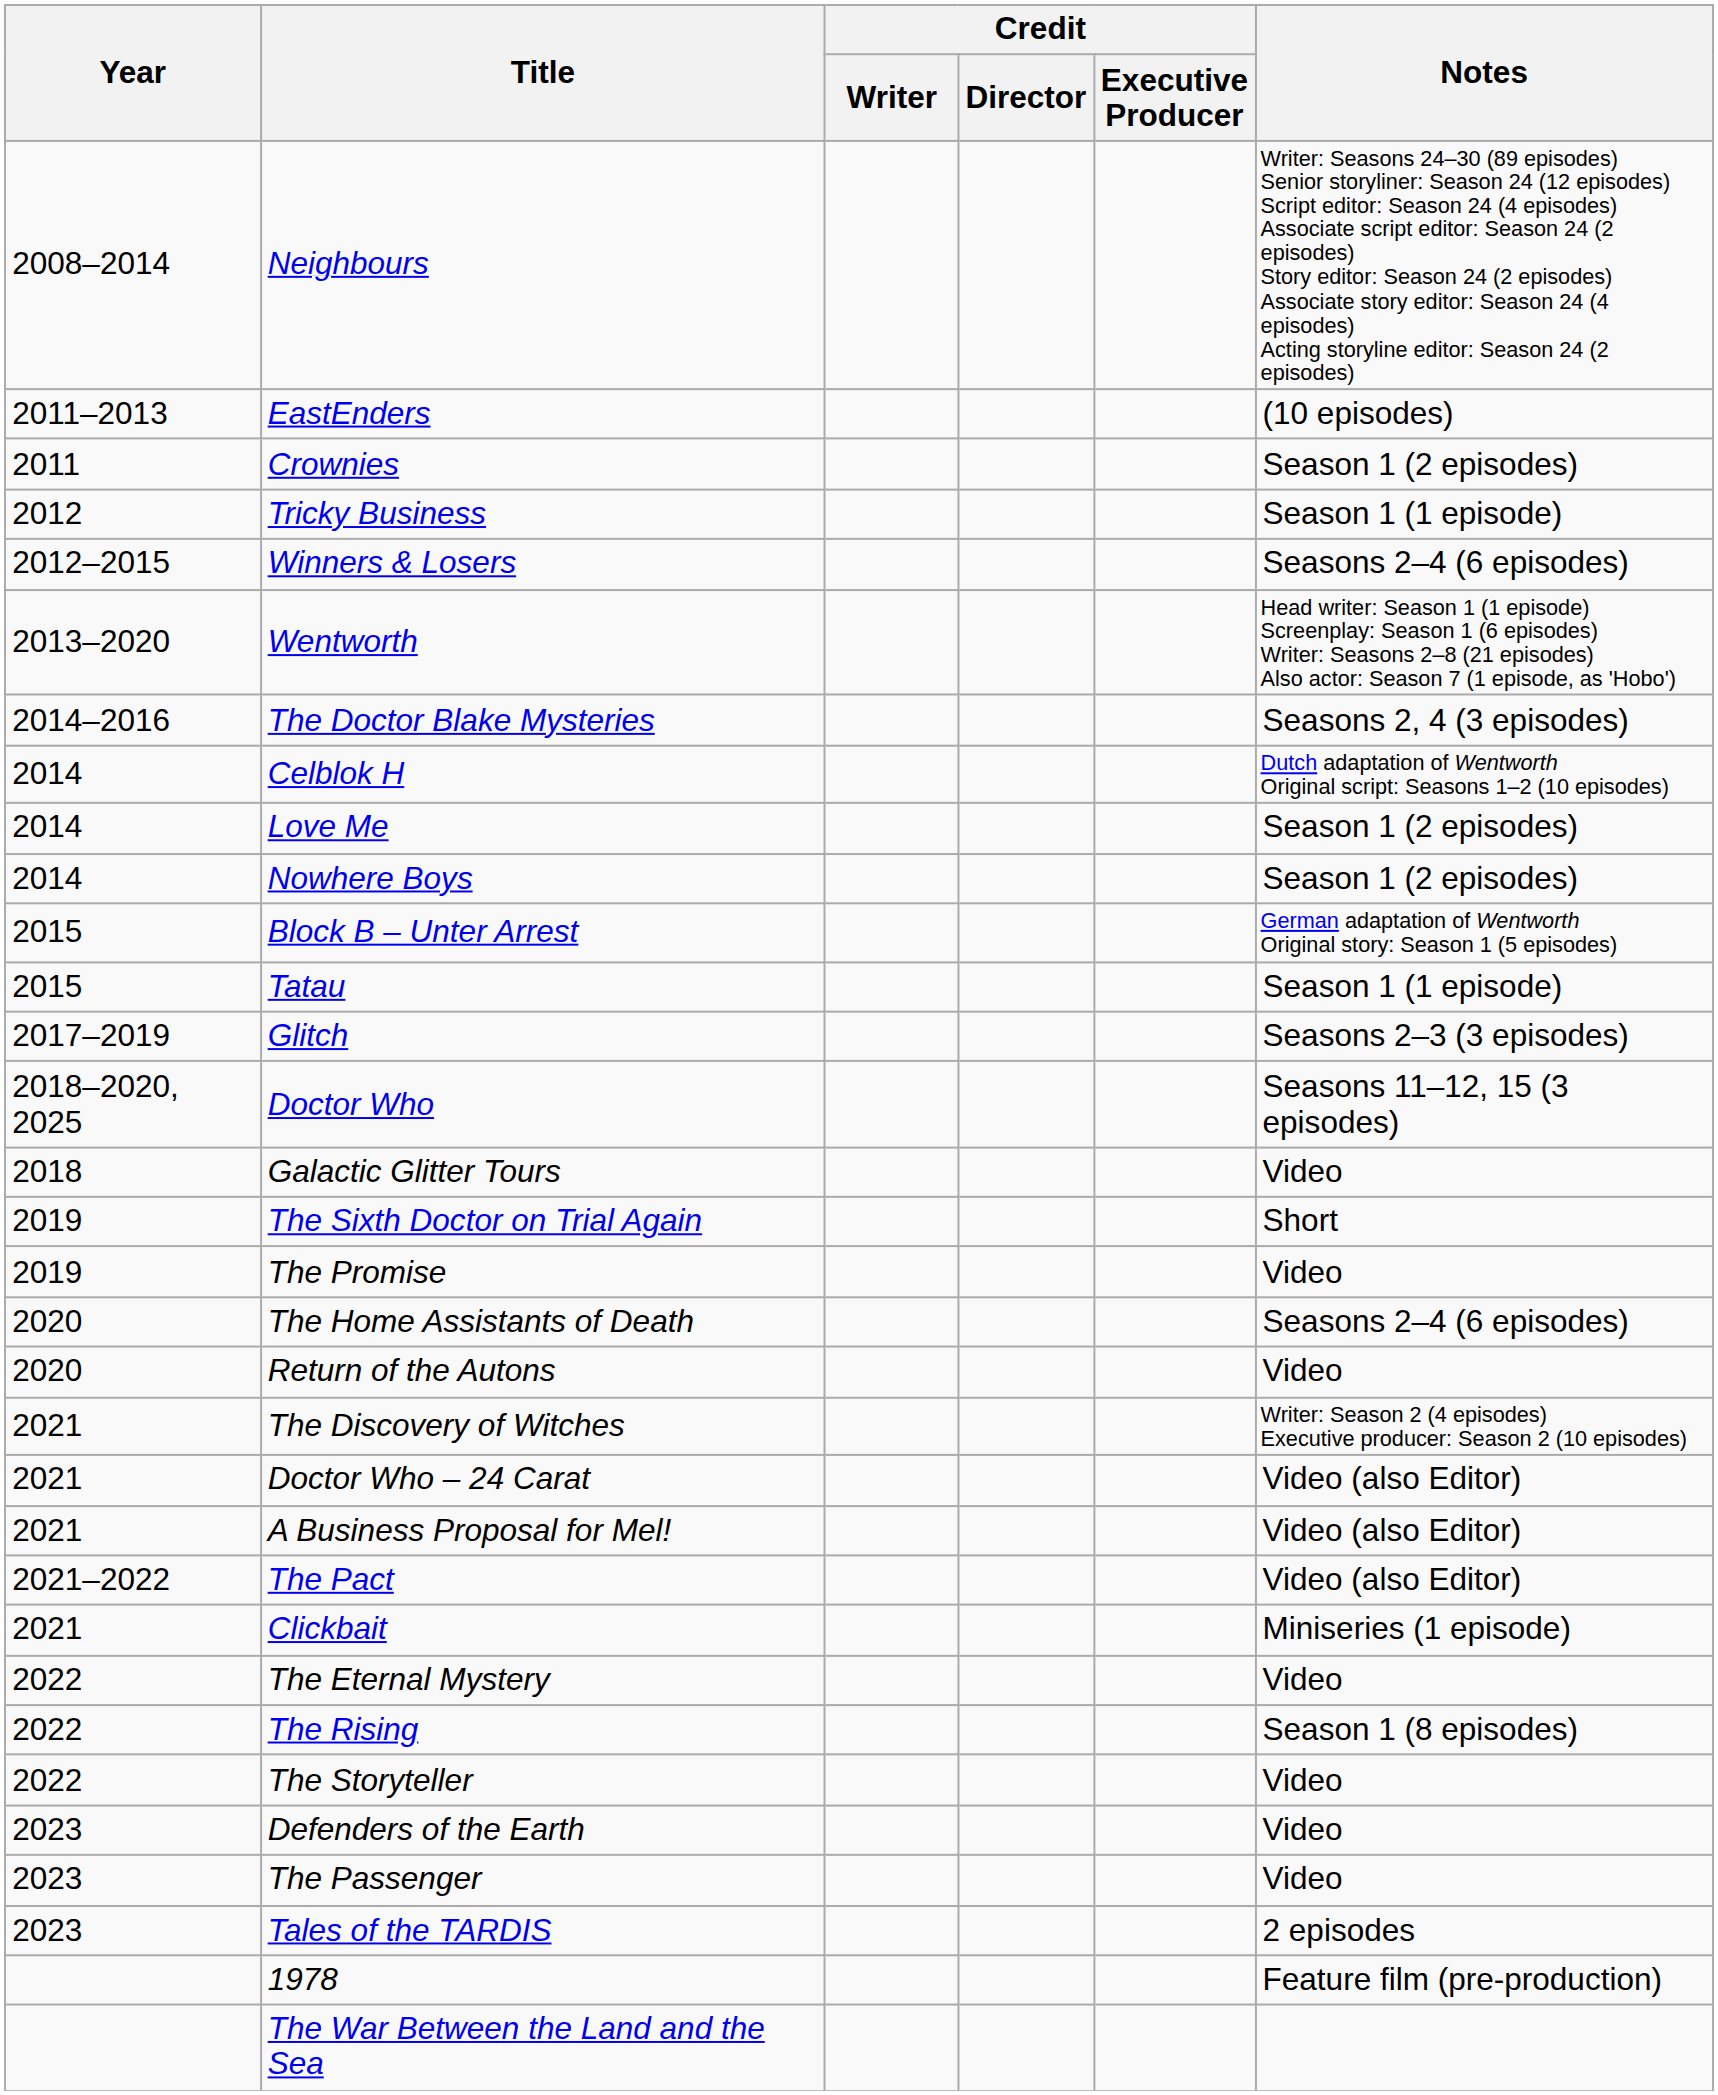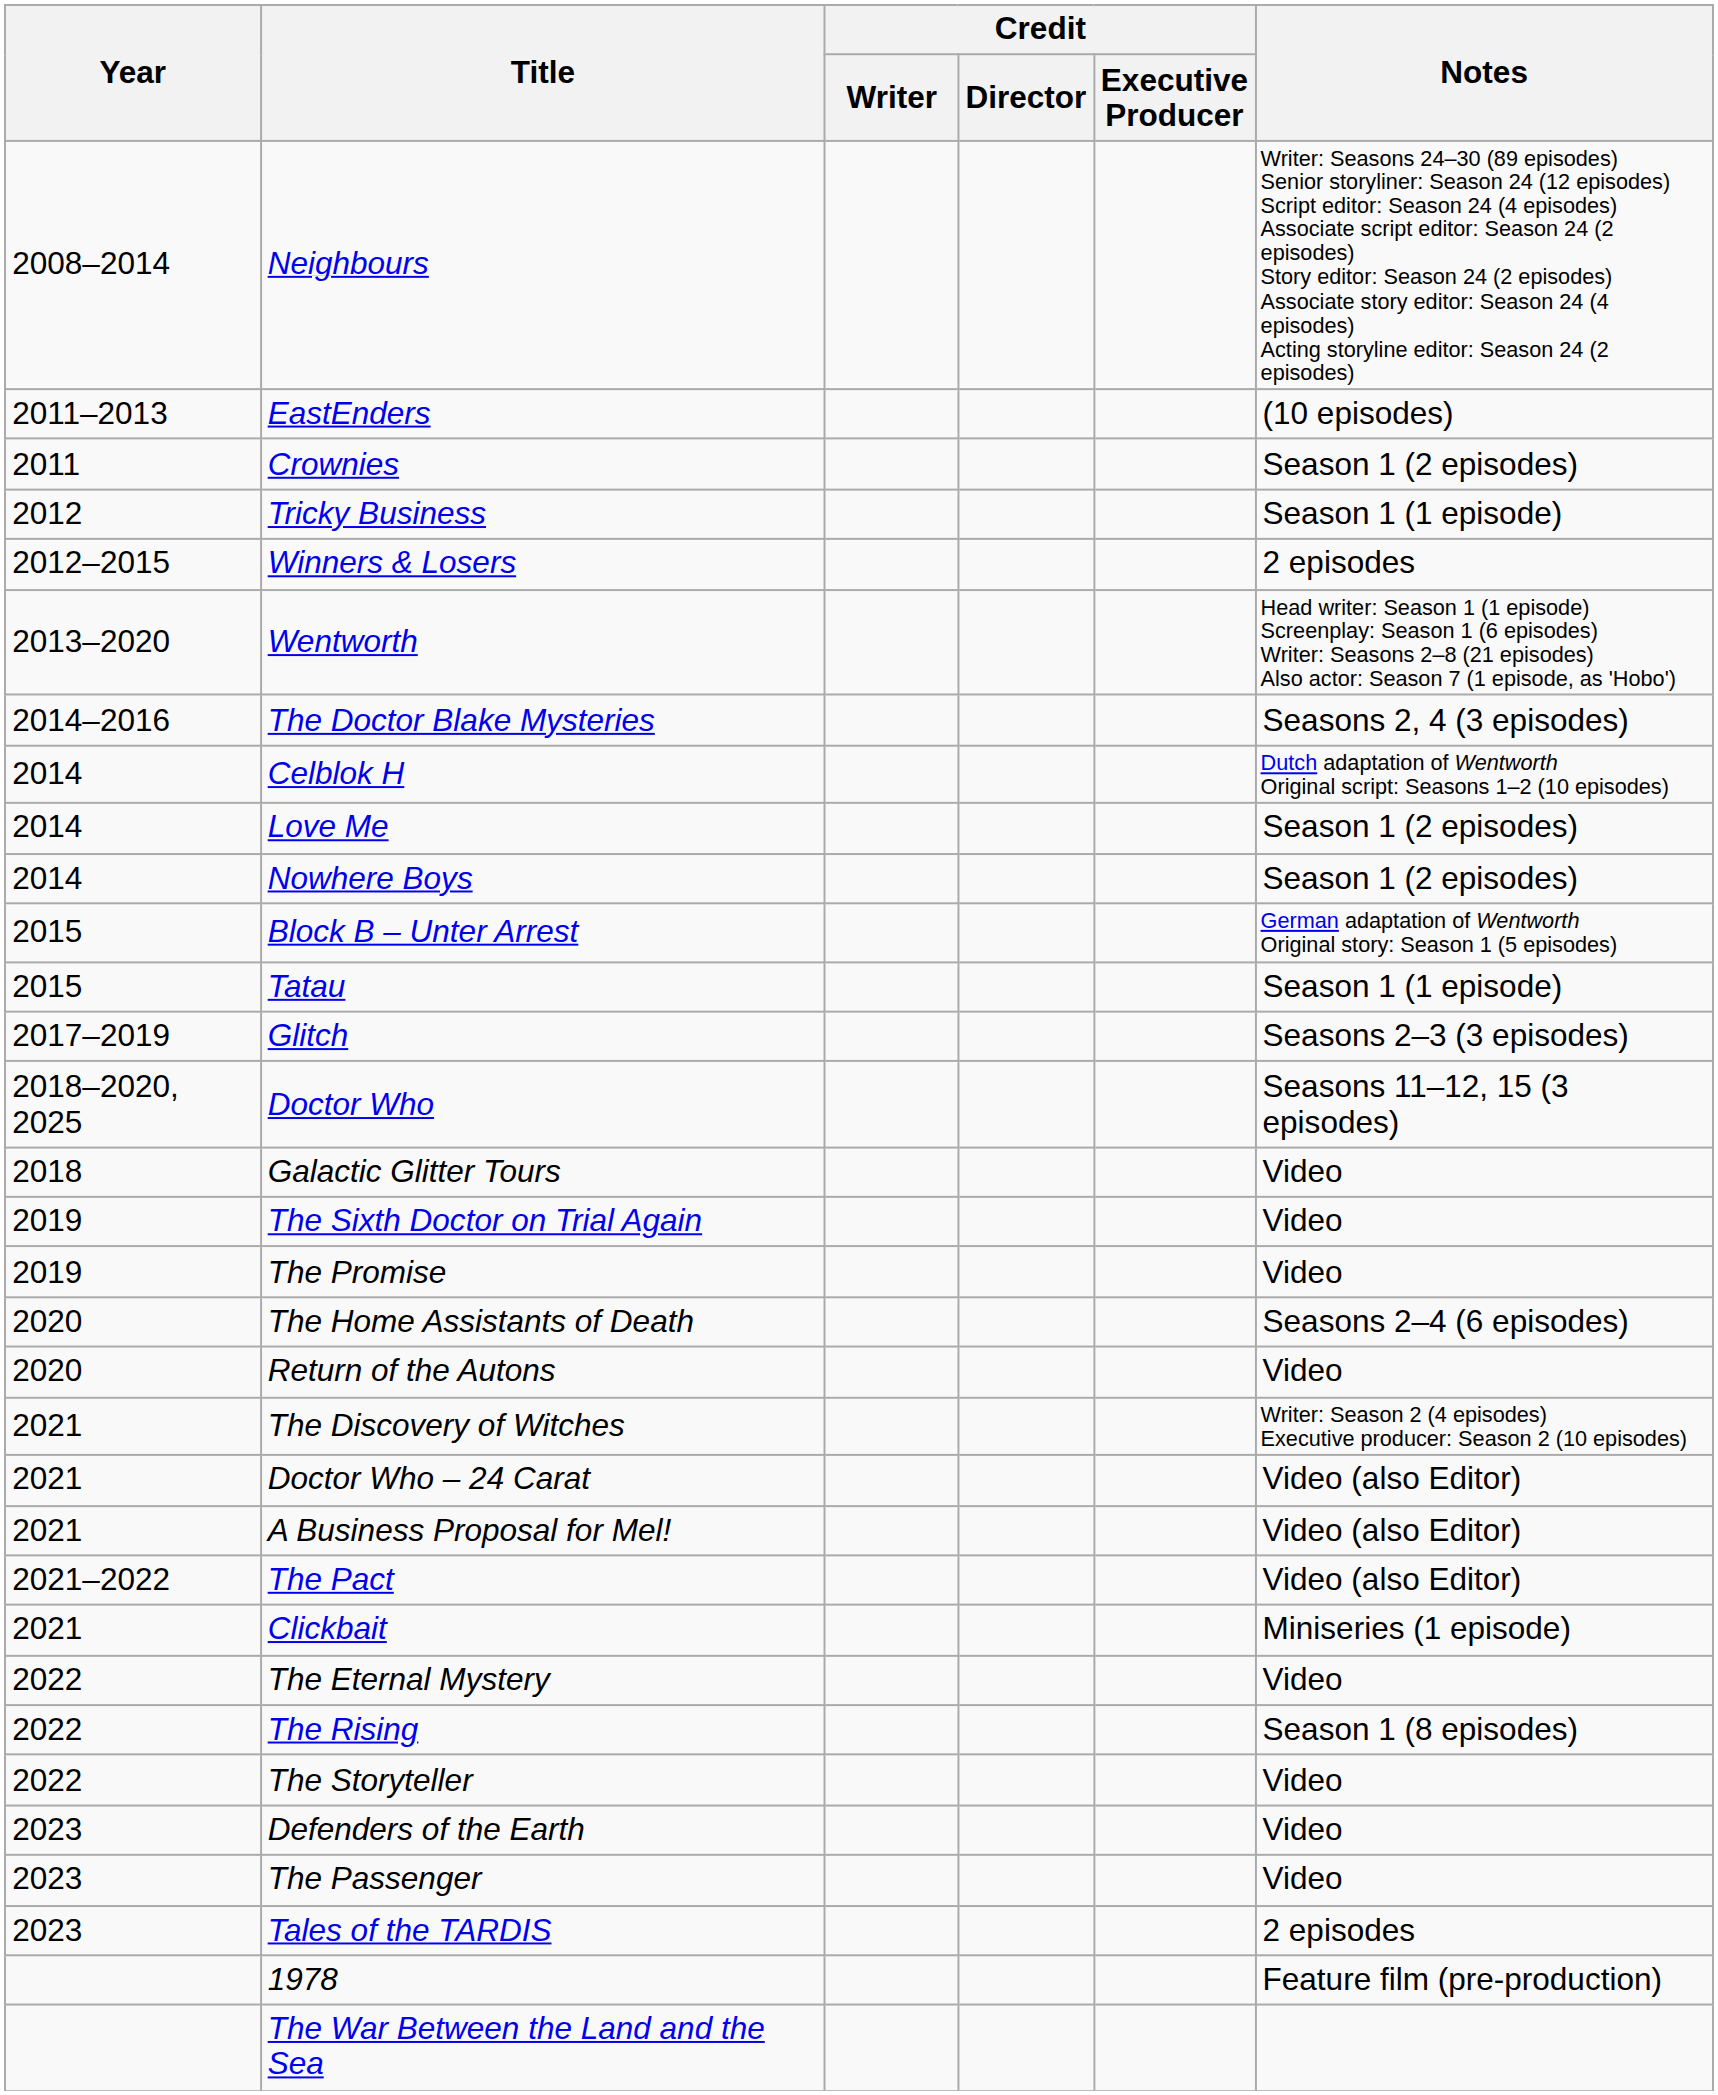(1446, 563) Seasons 2–4 (6 episodes) -> (1339, 563) 2 episodes
(1300, 1221) Short -> (1303, 1221) Video
